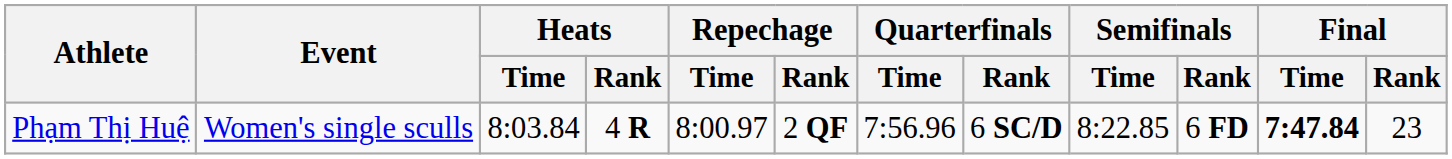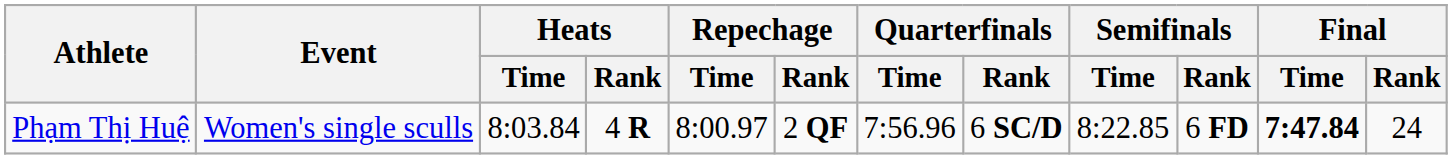(1407, 128) 23 -> (1407, 128) 24
